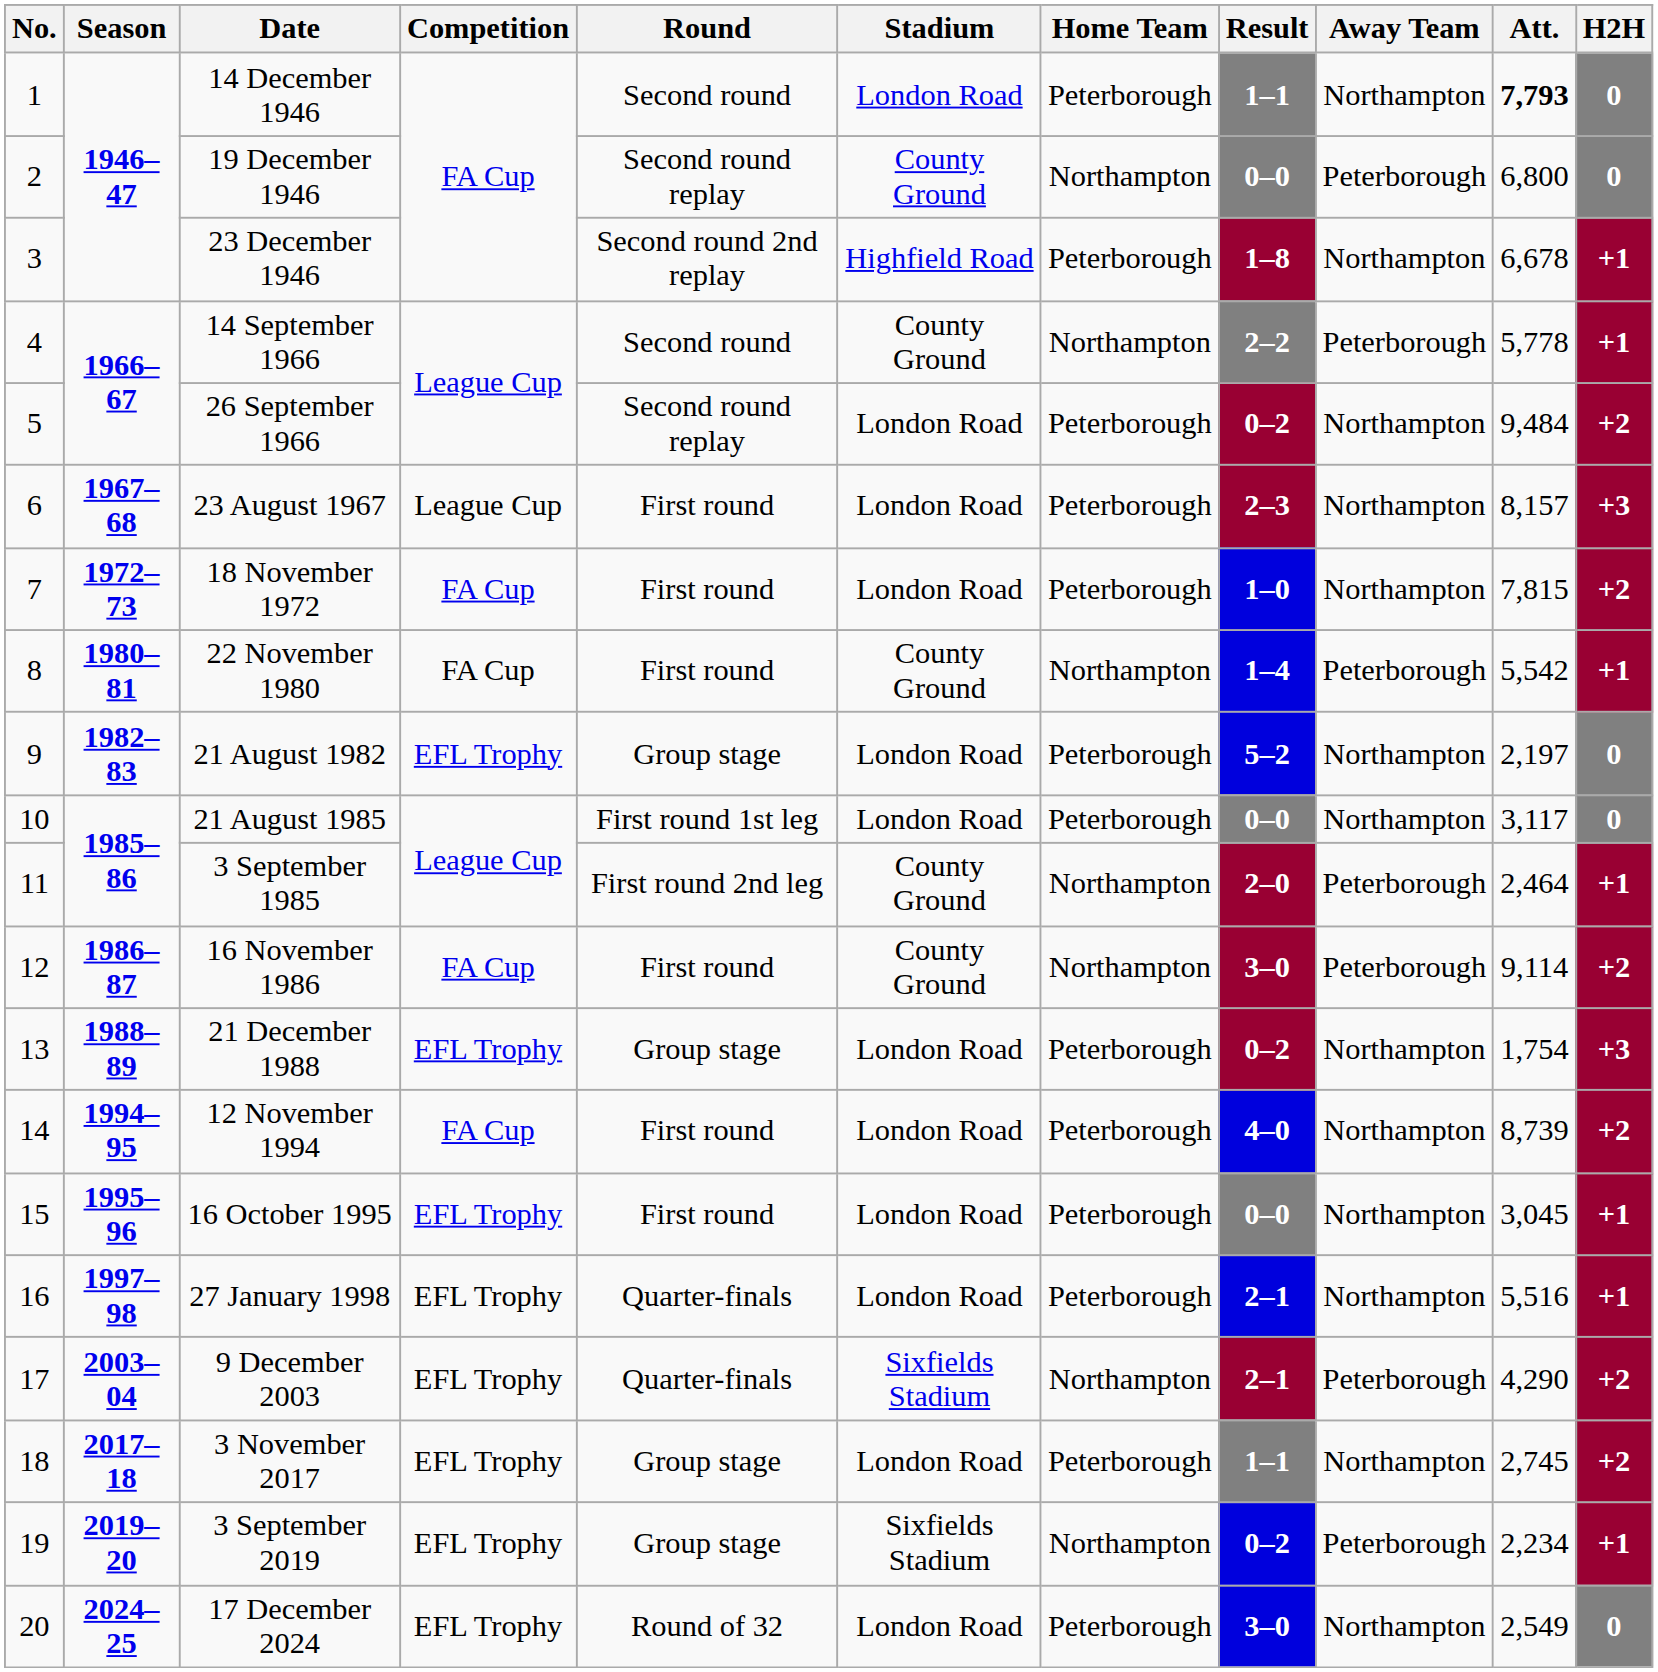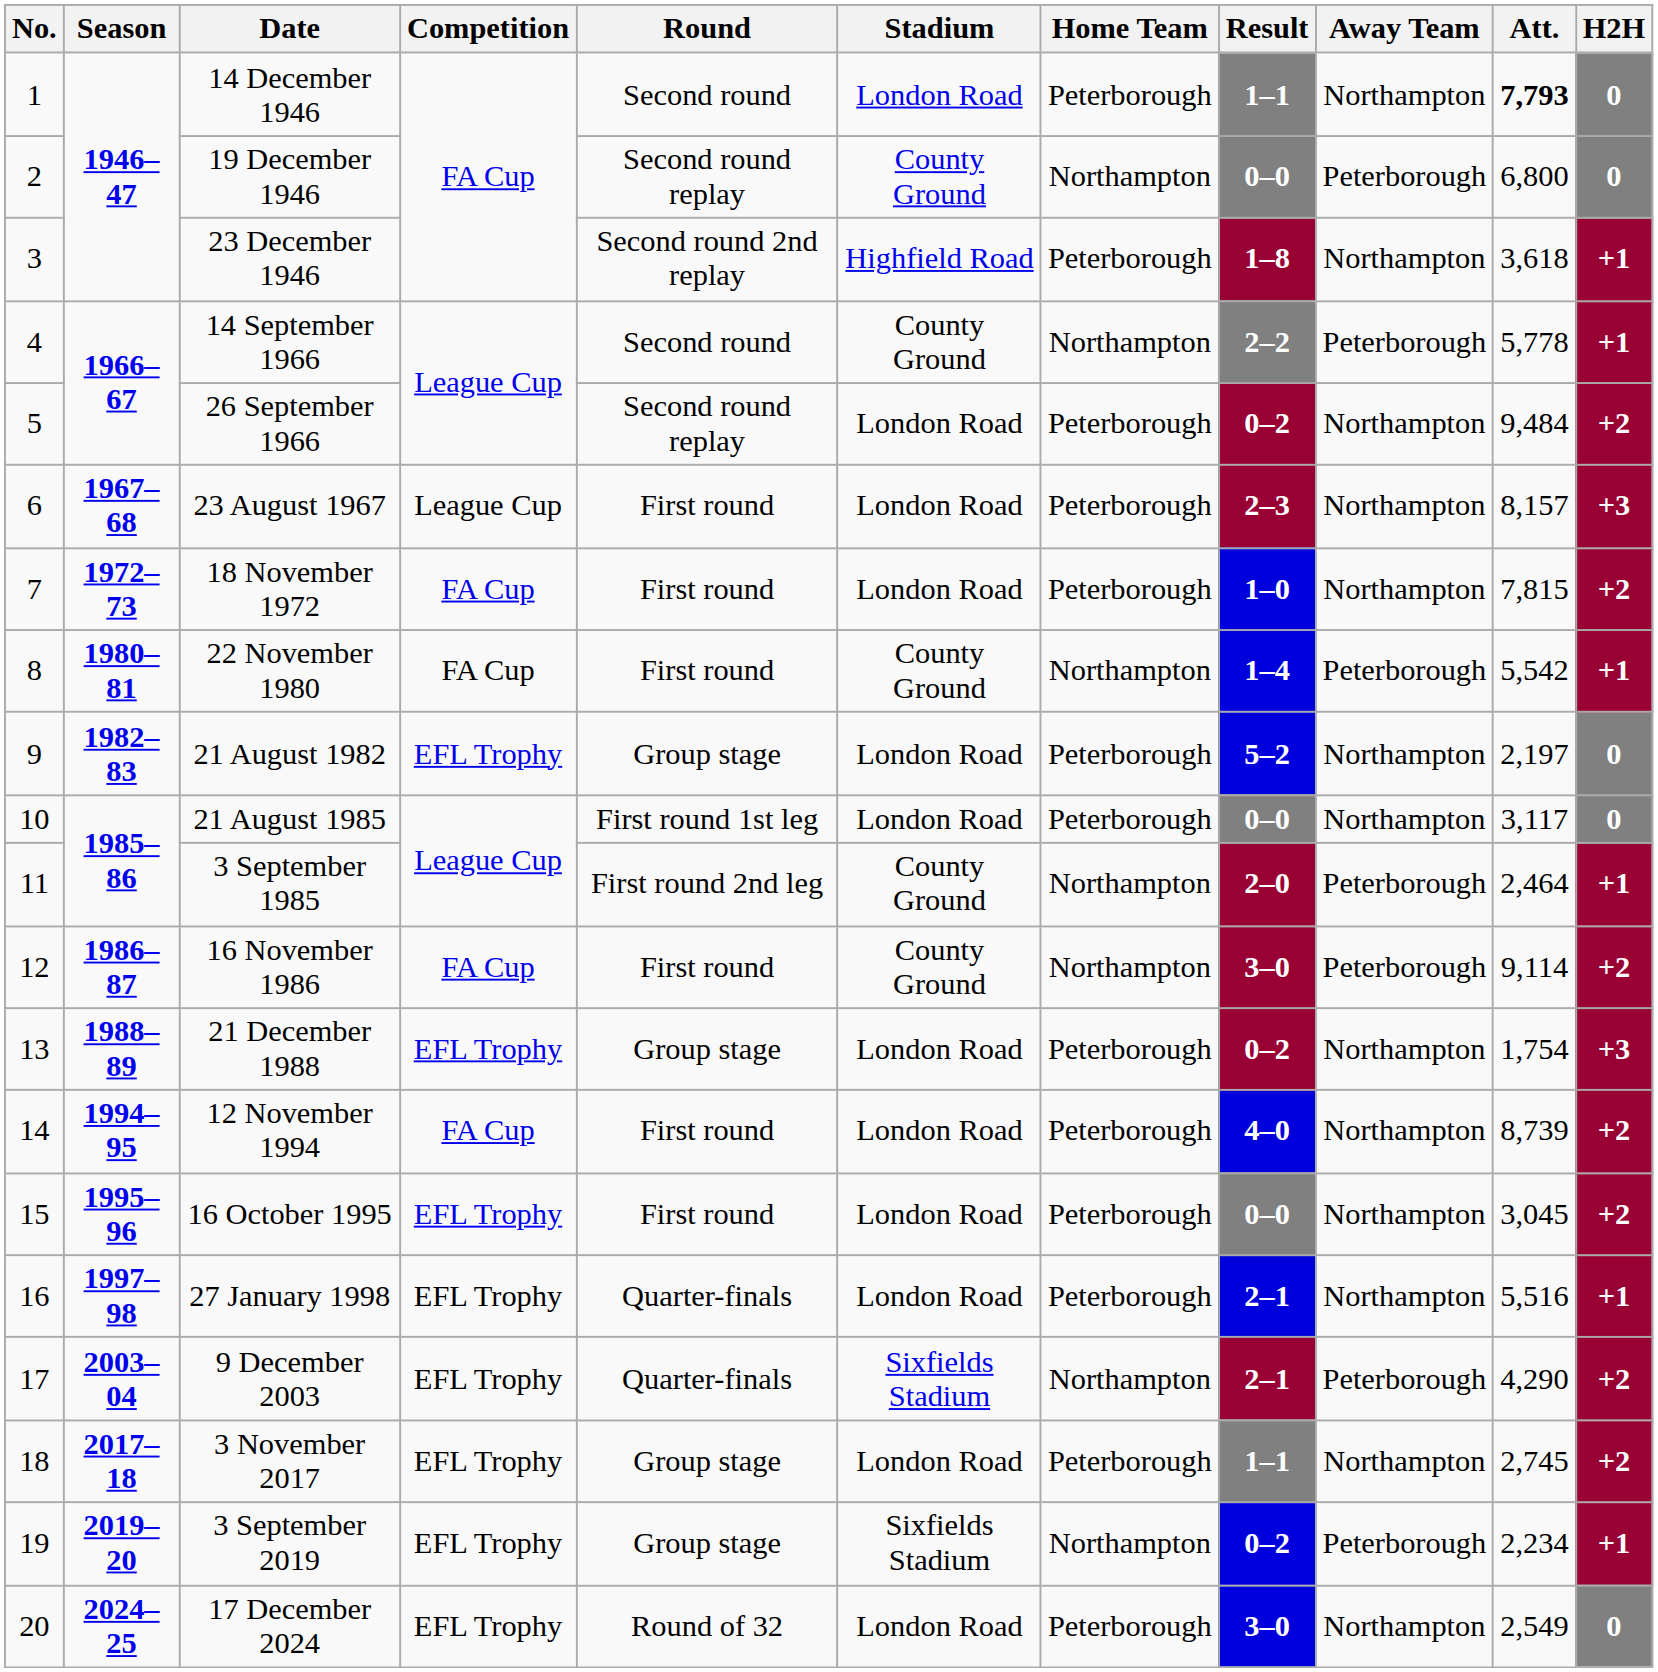(1534, 258) 6,678 -> (1534, 258) 3,618
(1614, 1213) +1 -> (1614, 1213) +2
